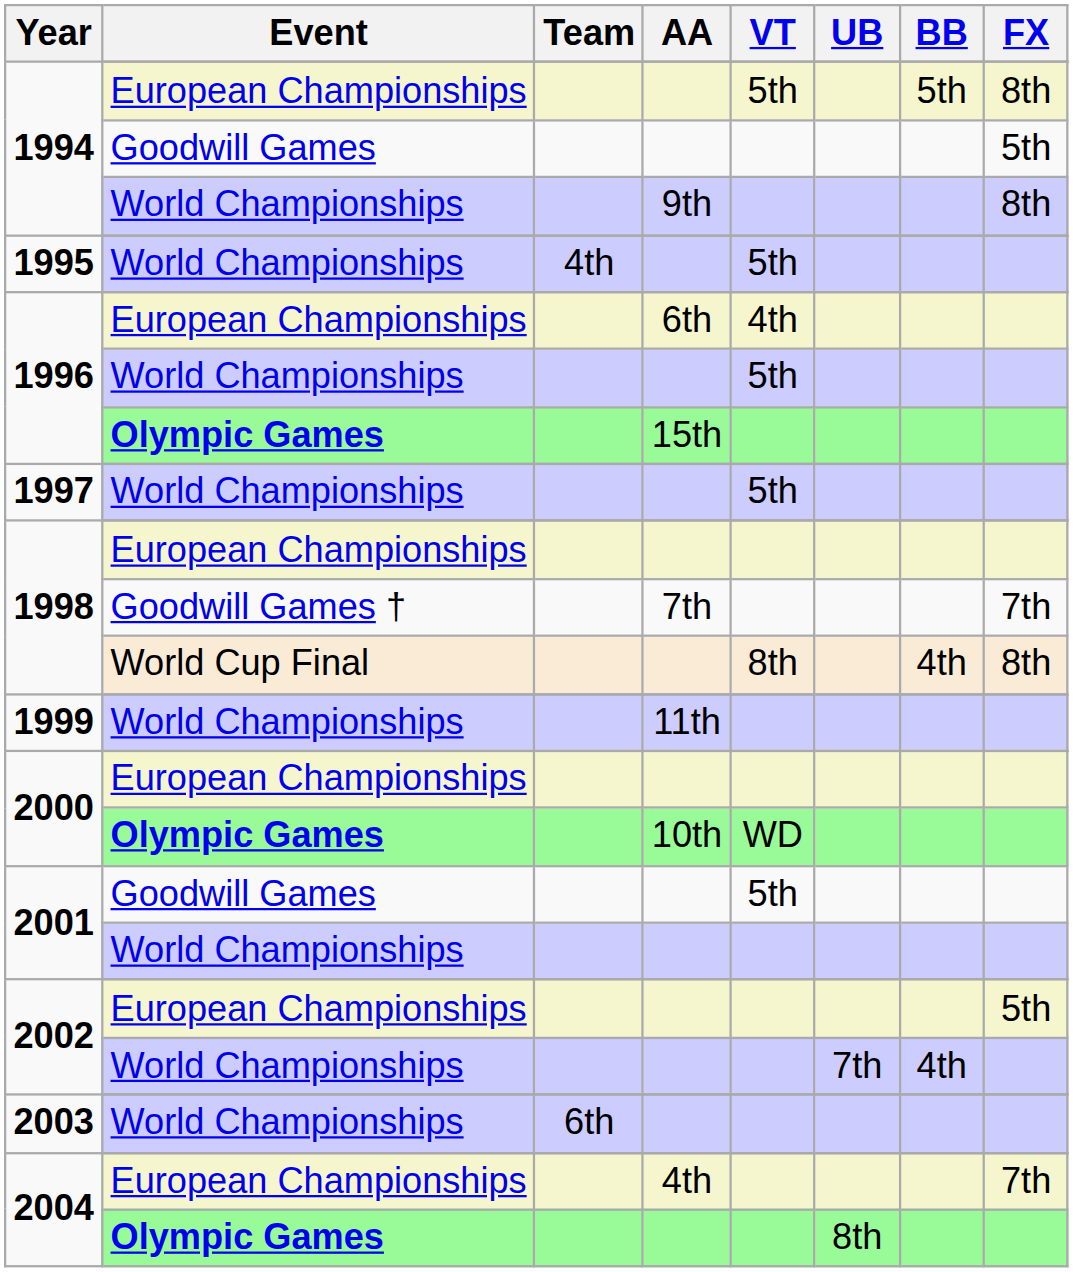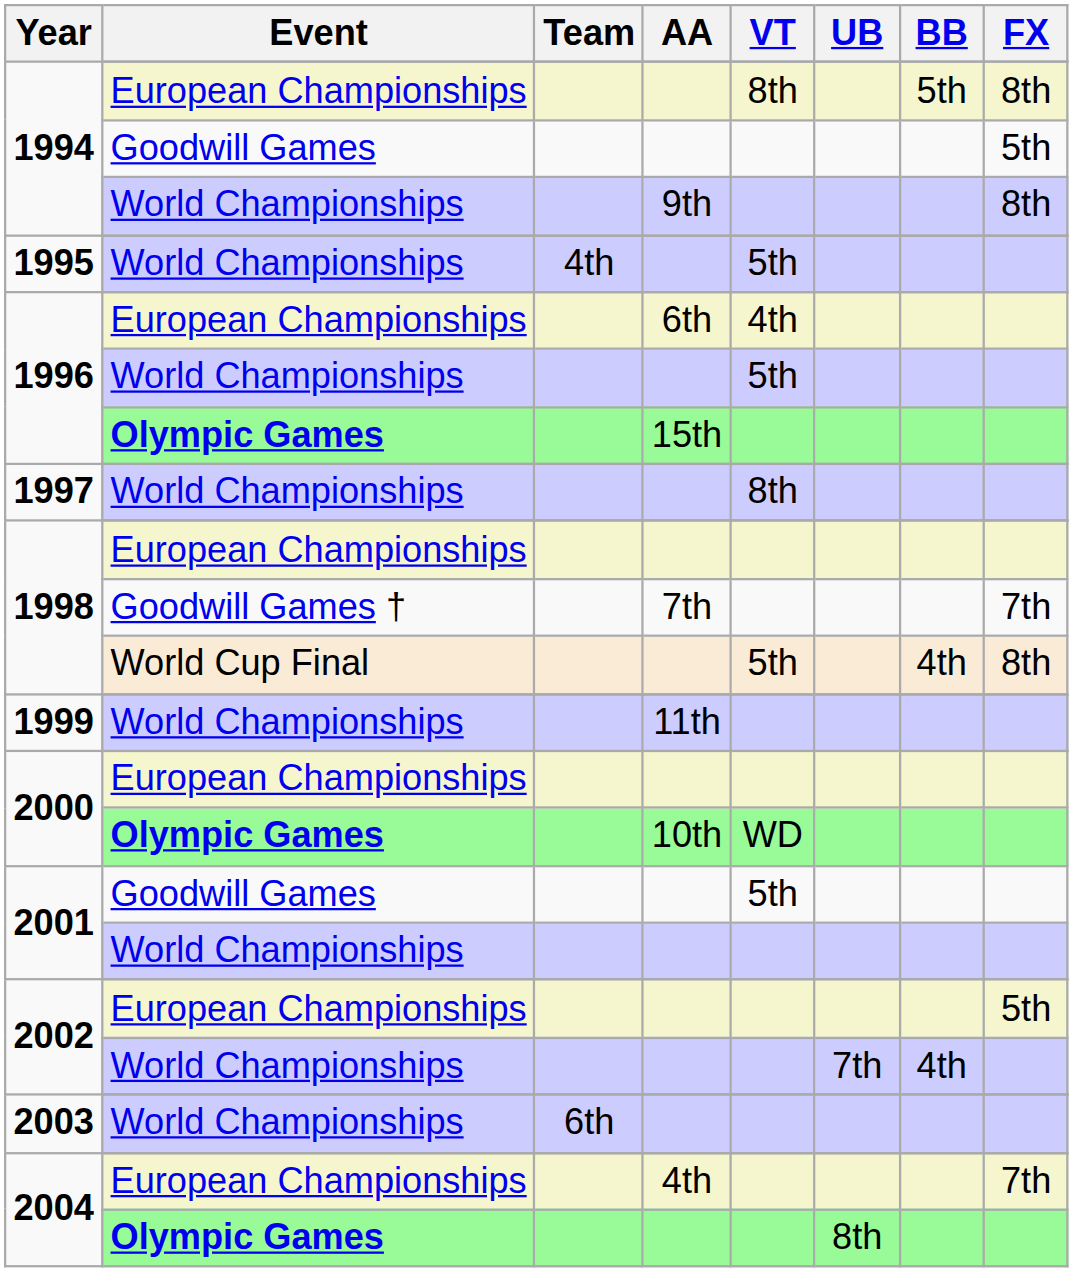(773, 90) 5th -> (773, 90) 8th
(773, 491) 5th -> (773, 491) 8th
(773, 663) 8th -> (773, 663) 5th
